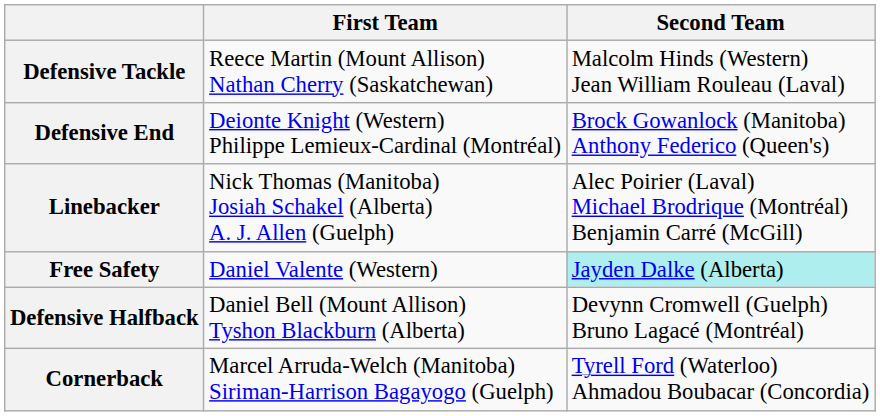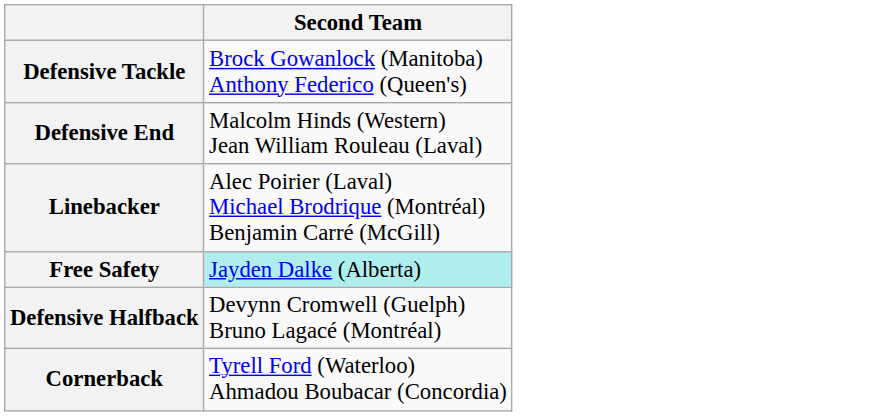- column: (385, 22)
(708, 71) Malcolm Hinds (Western) Jean William Rouleau (Laval) -> (346, 71) Brock Gowanlock (Manitoba) Anthony Federico (Queen's)
(709, 132) Brock Gowanlock (Manitoba) Anthony Federico (Queen's) -> (346, 132) Malcolm Hinds (Western) Jean William Rouleau (Laval)
